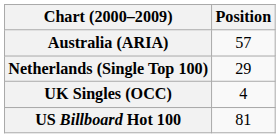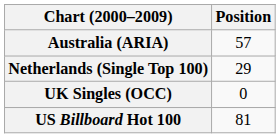(243, 94) 4 -> (243, 94) 0
